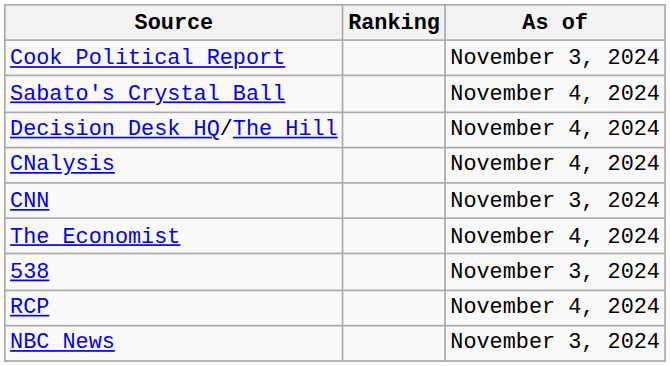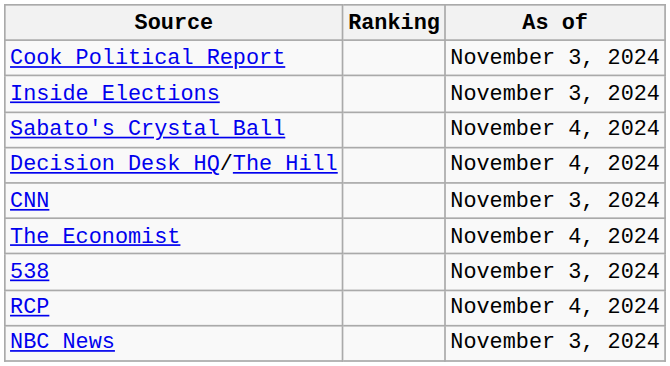+ row: (115, 94)
- row: (62, 165)
